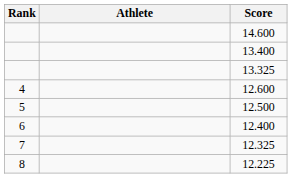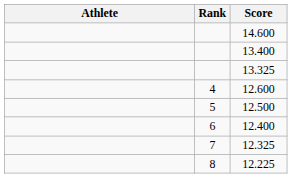columns swapped: (22, 13) <-> (135, 13)
